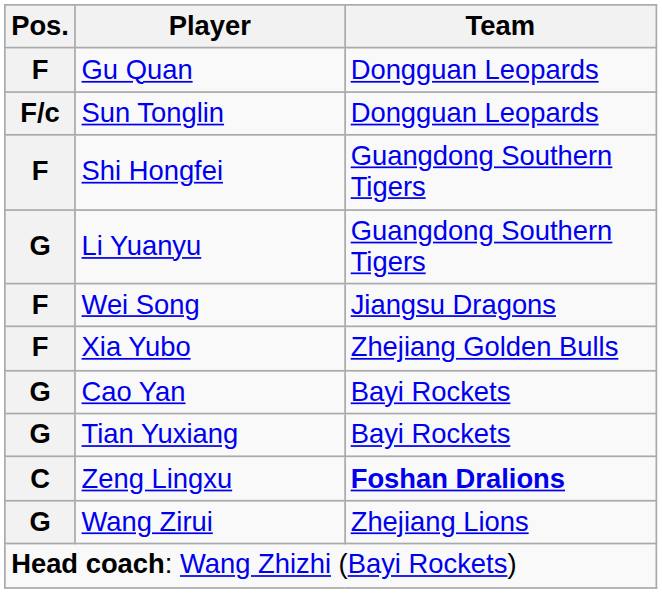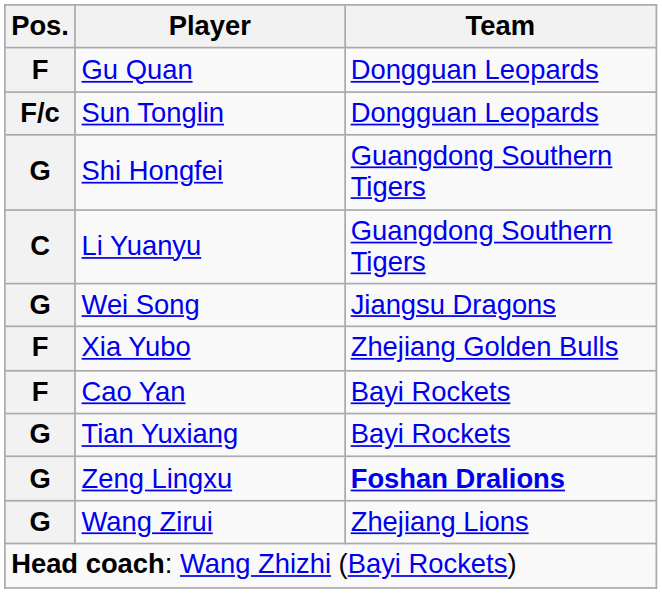(40, 171) F -> (40, 171) G
(40, 245) G -> (40, 245) C
(40, 304) F -> (40, 304) G
(40, 391) G -> (40, 391) F
(40, 478) C -> (40, 478) G
